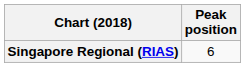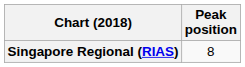(211, 51) 6 -> (211, 51) 8
